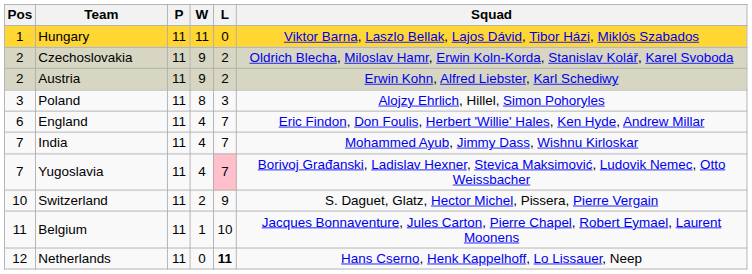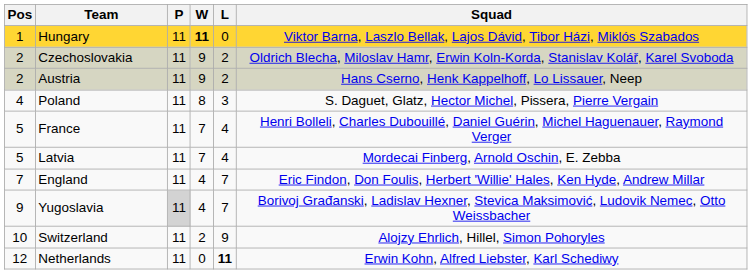(202, 36) normal -> (202, 36) bold
(492, 79) Erwin Kohn, Alfred Liebster, Karl Schediwy -> (492, 79) Hans Cserno, Henk Kappelhoff, Lo Lissauer, Neep
(20, 100) 3 -> (20, 100) 4
(492, 100) Alojzy Ehrlich, Hillel, Simon Pohoryles -> (492, 100) S. Daguet, Glatz, Hector Michel, Pissera, Pierre Vergain
+ row: (59, 129)
+ row: (56, 158)
(20, 121) 6 -> (20, 179) 7
- row: (53, 143)
(20, 171) 7 -> (20, 208) 9
(179, 171) no background -> (179, 208) lightgrey background
(225, 171) pink background -> (225, 208) no background
(492, 200) S. Daguet, Glatz, Hector Michel, Pissera, Pierre Vergain -> (492, 237) Alojzy Ehrlich, Hillel, Simon Pohoryles
- row: (63, 229)
(492, 258) Hans Cserno, Henk Kappelhoff, Lo Lissauer, Neep -> (492, 258) Erwin Kohn, Alfred Liebster, Karl Schediwy
